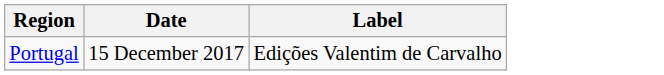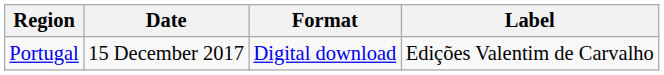+ column: (325, 20)
